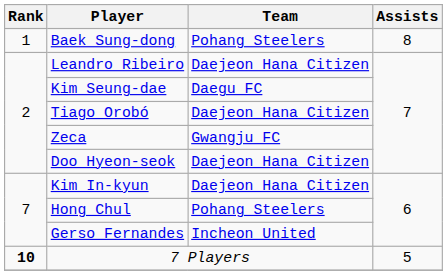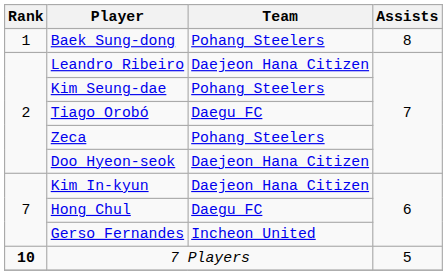(227, 89) Daegu FC -> (258, 89) Pohang Steelers
(280, 113) Daejeon Hana Citizen -> (227, 113) Daegu FC
(236, 137) Gwangju FC -> (258, 137) Pohang Steelers
(258, 210) Pohang Steelers -> (227, 210) Daegu FC
